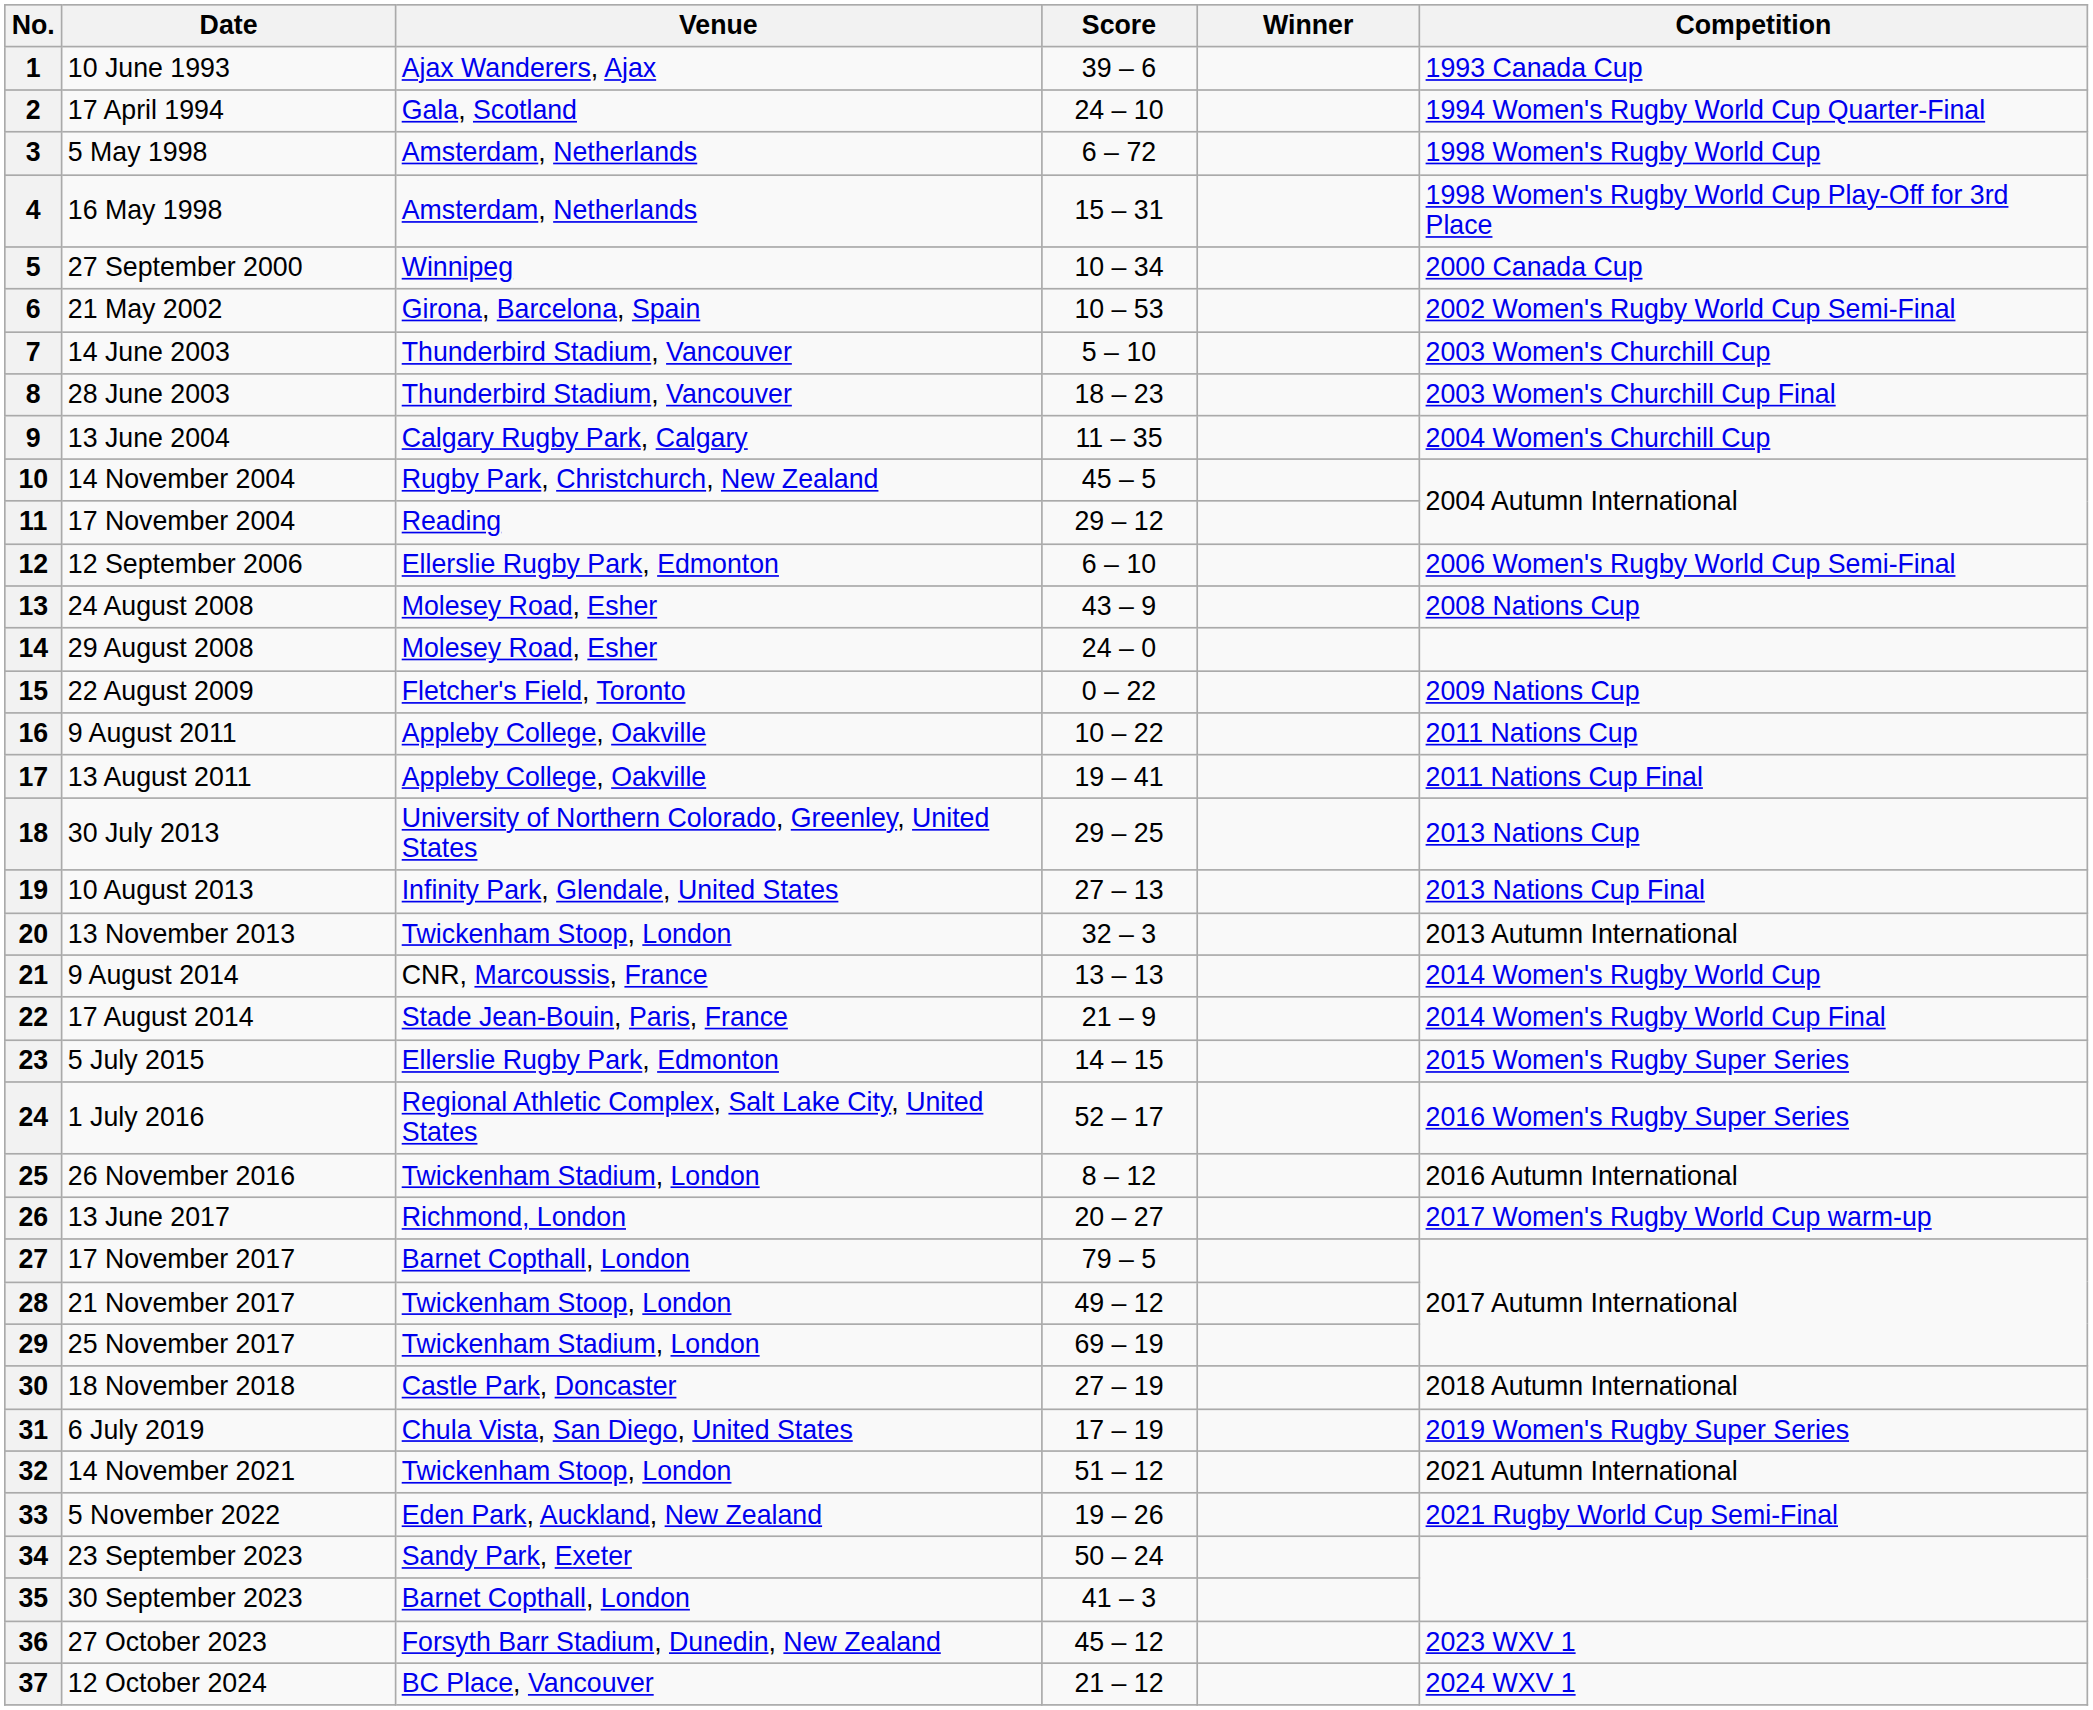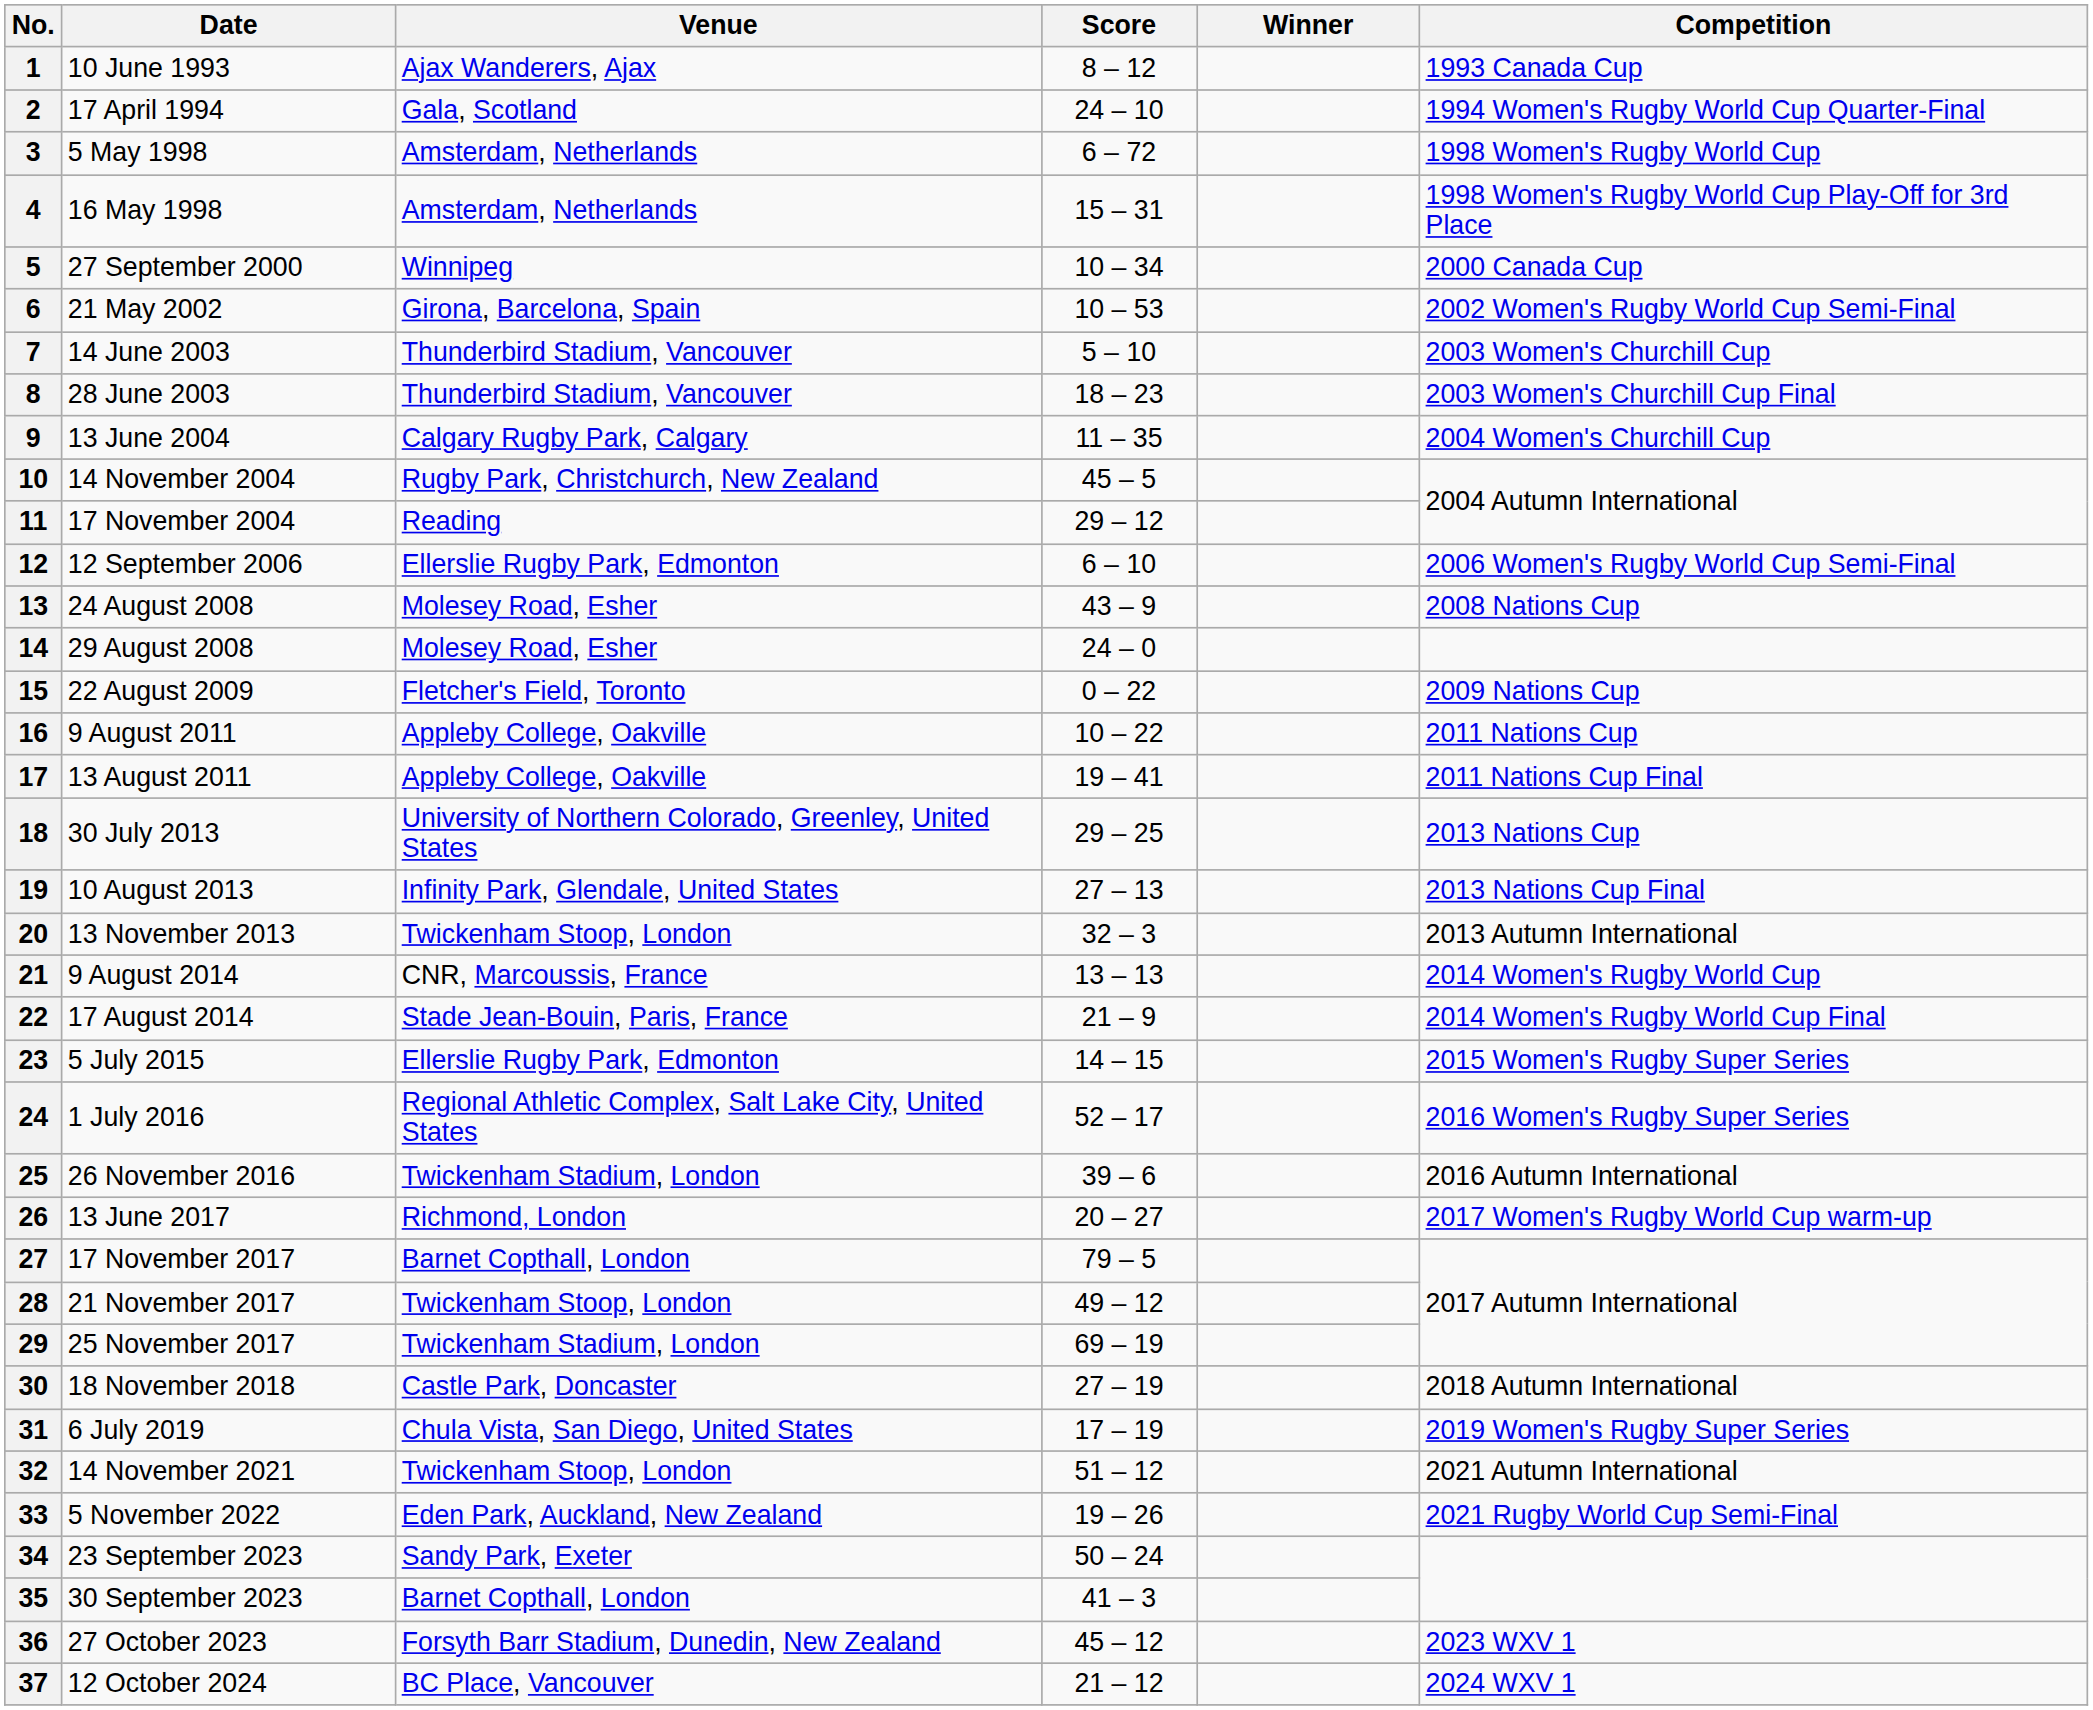(1119, 68) 39 – 6 -> (1119, 68) 8 – 12
(1119, 1175) 8 – 12 -> (1119, 1175) 39 – 6
